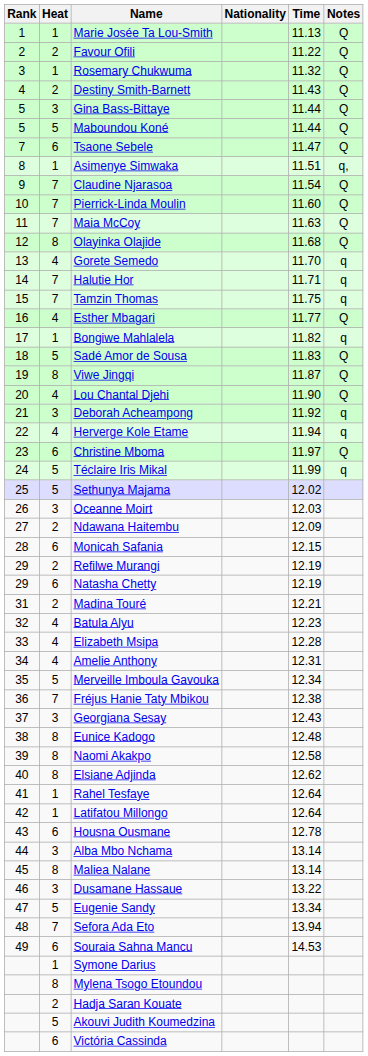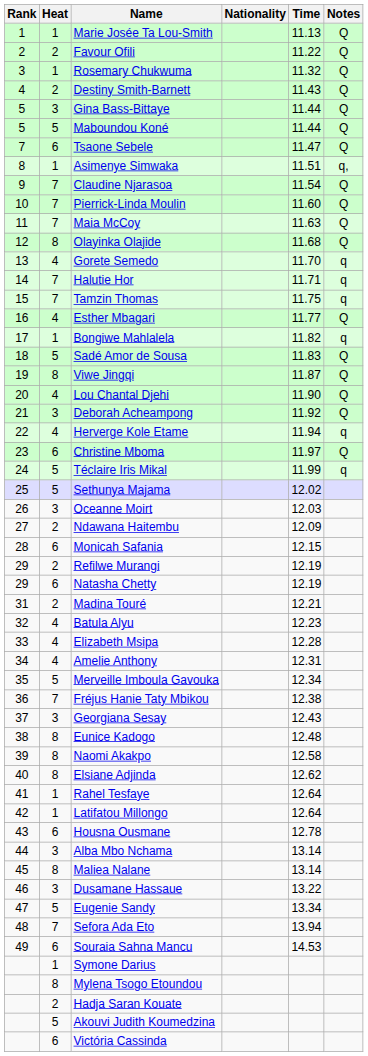(344, 413) q -> (344, 413) Q
